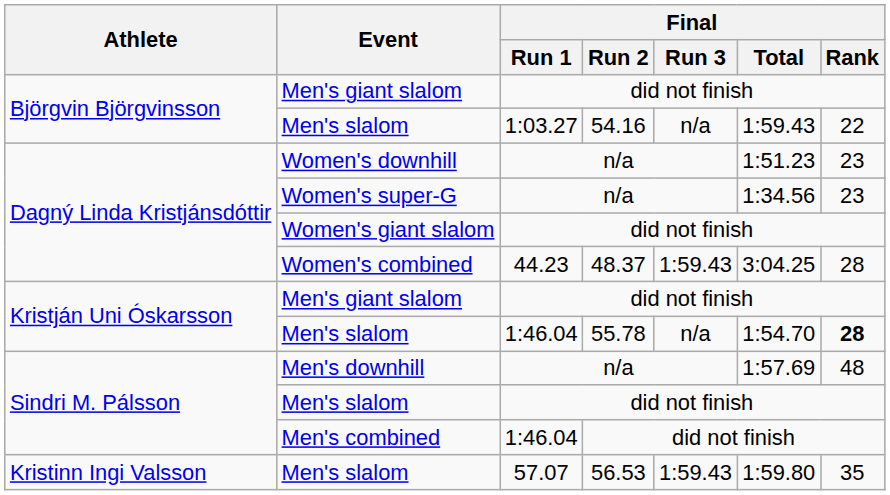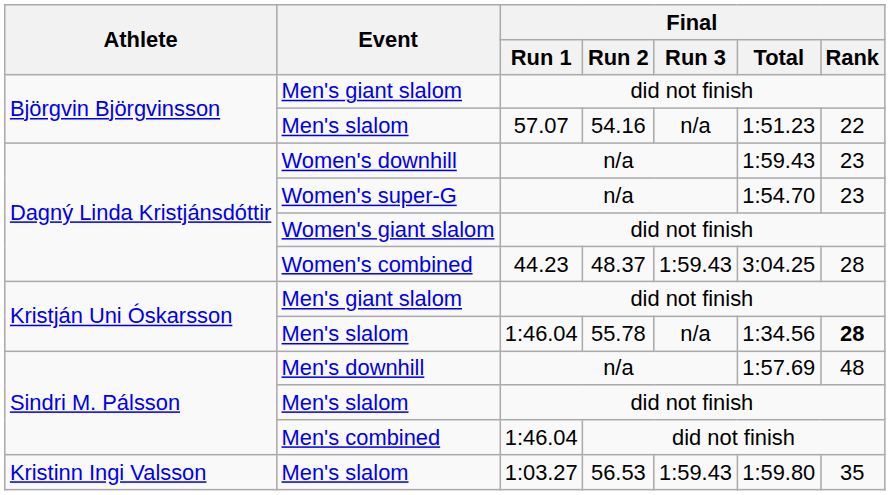(541, 126) 1:03.27 -> (541, 126) 57.07
(779, 126) 1:59.43 -> (779, 126) 1:51.23
(779, 161) 1:51.23 -> (779, 161) 1:59.43
(779, 195) 1:34.56 -> (779, 195) 1:54.70
(779, 334) 1:54.70 -> (779, 334) 1:34.56
(541, 472) 57.07 -> (541, 472) 1:03.27
